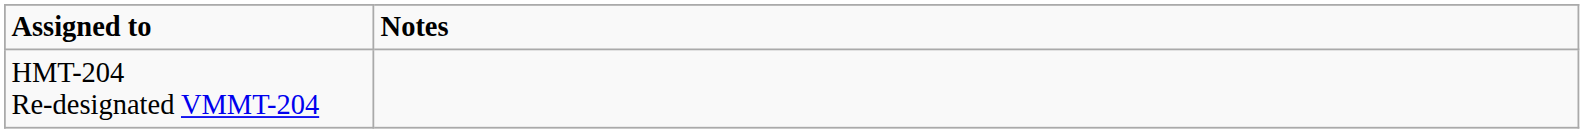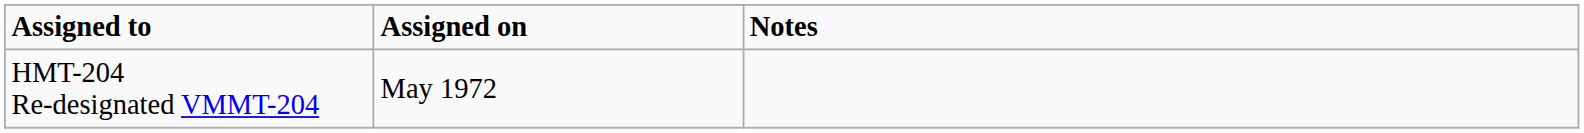+ column: (454, 27)
